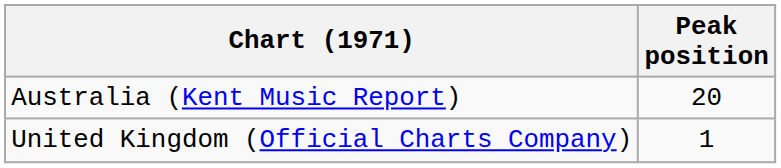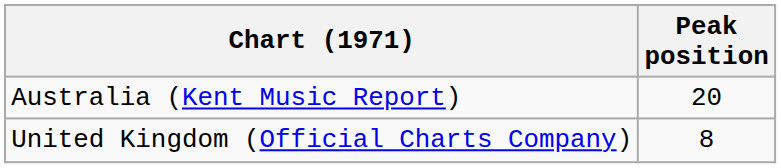(707, 140) 1 -> (707, 140) 8
